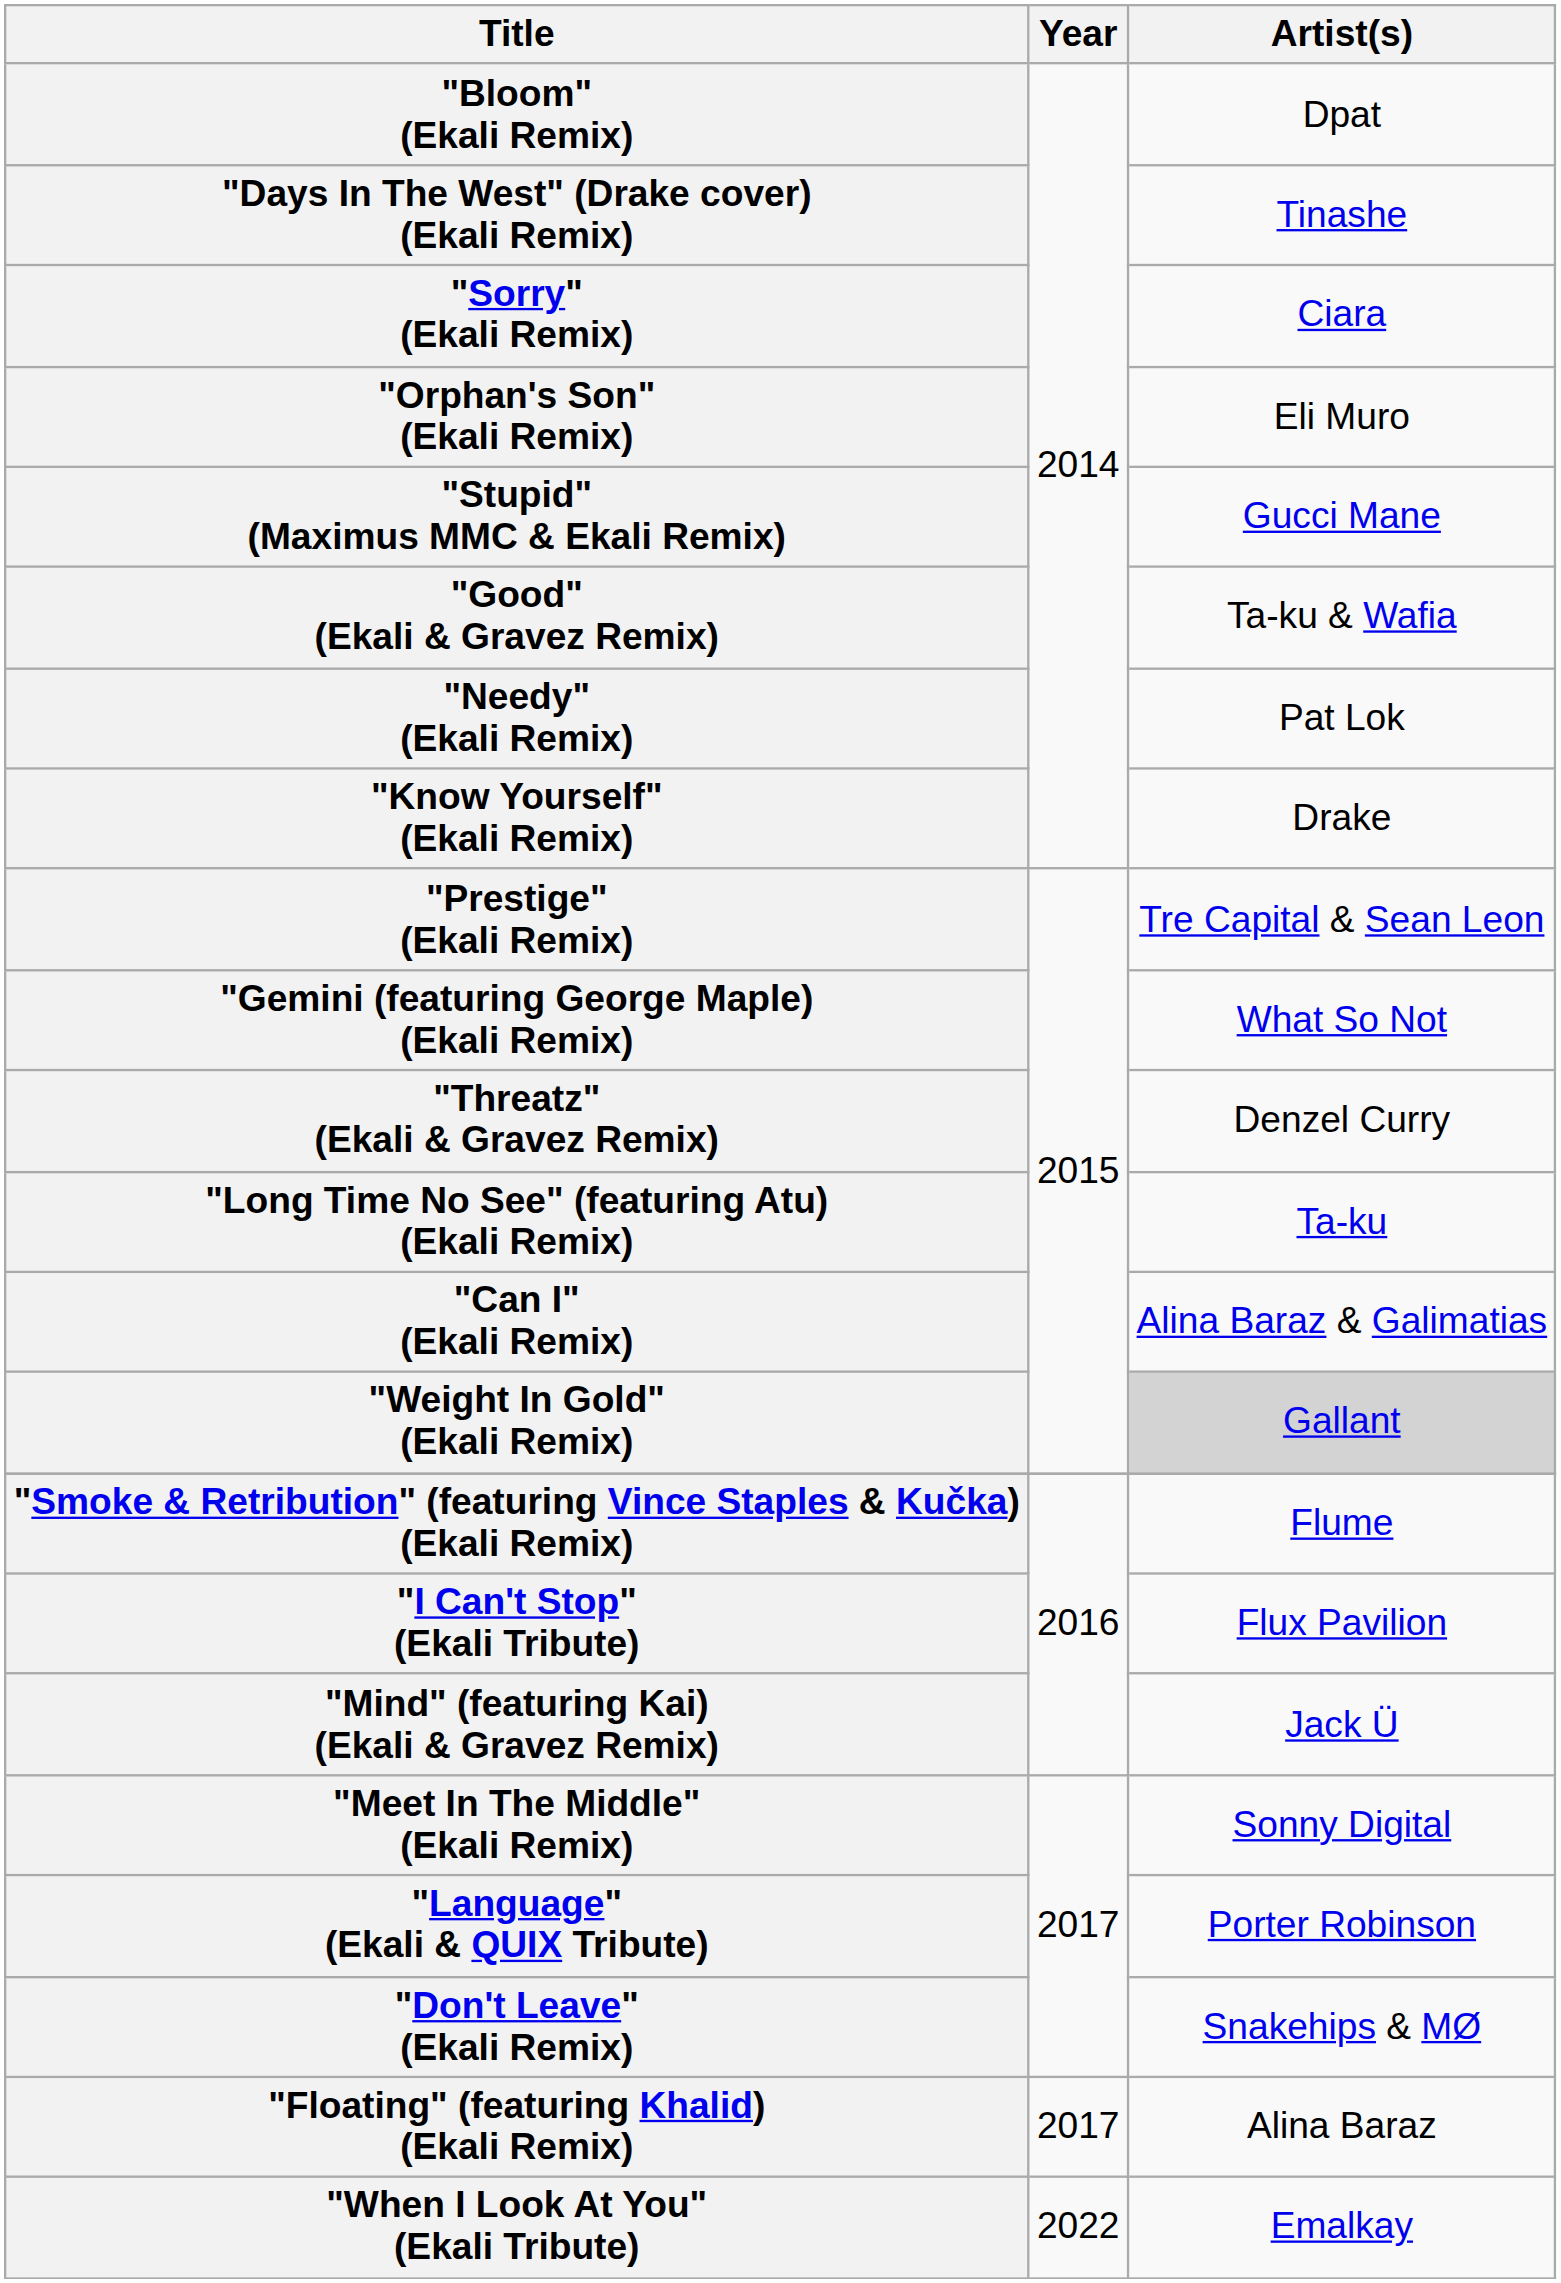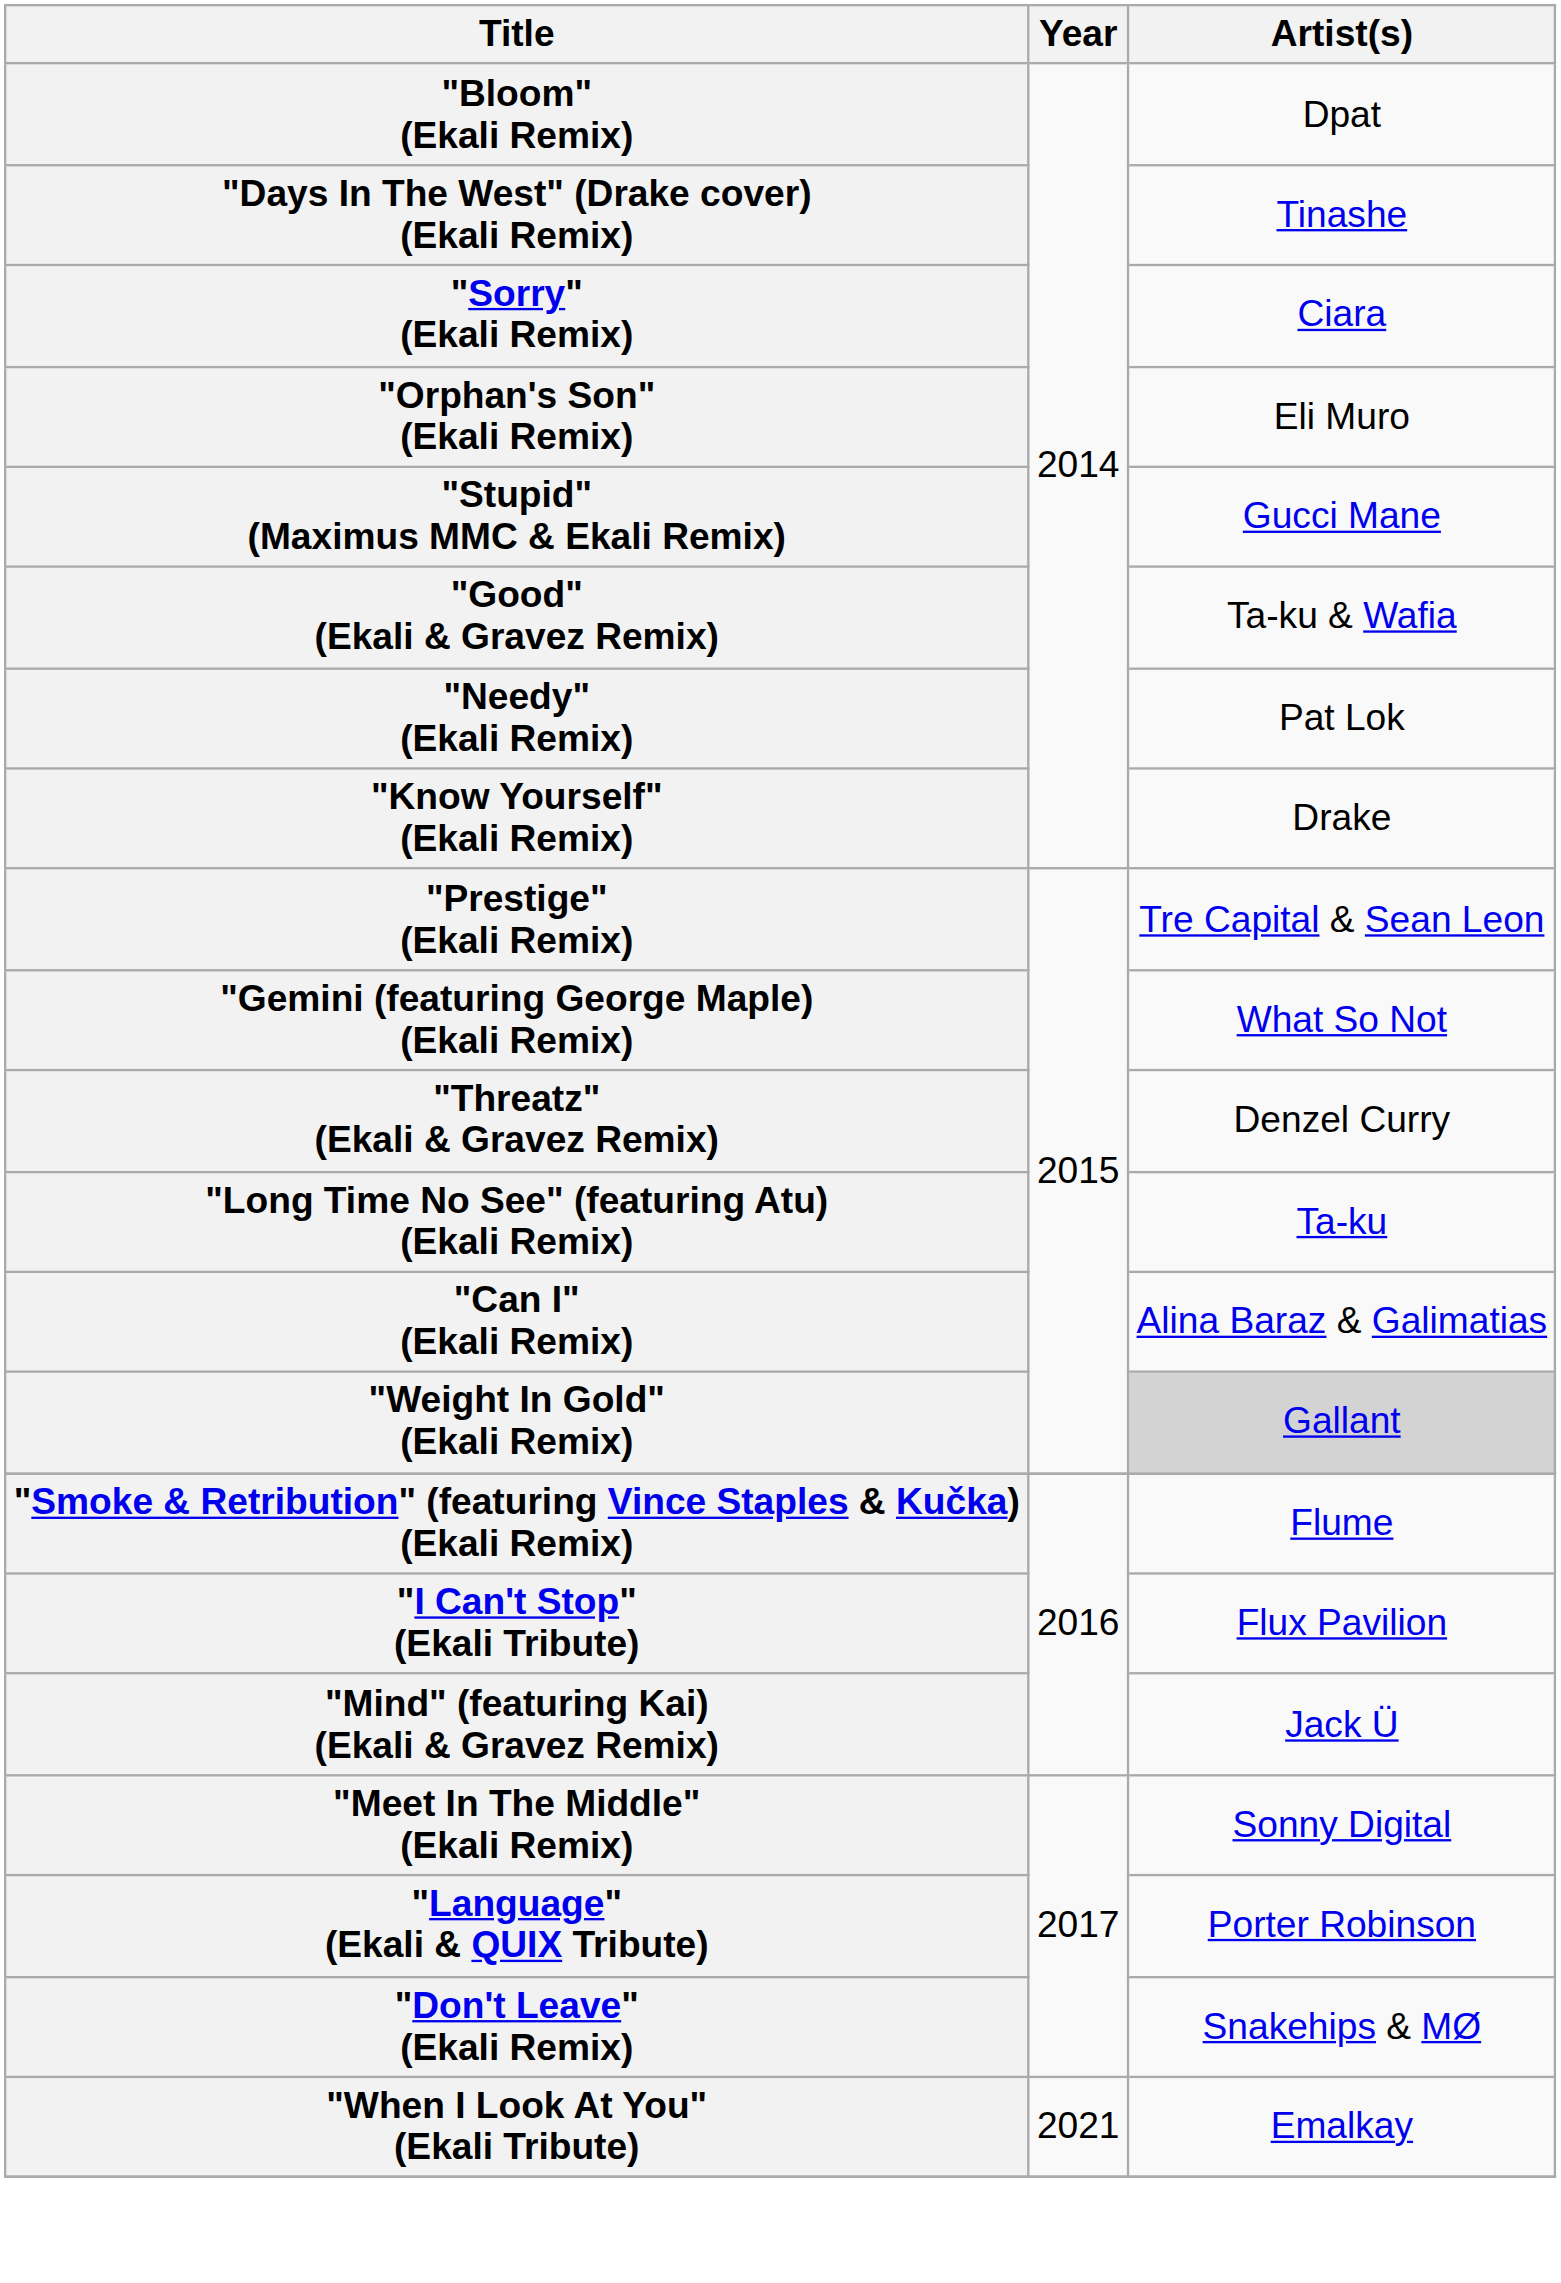- row: (517, 2126)
(1078, 2226) 2022 -> (1078, 2126) 2021
